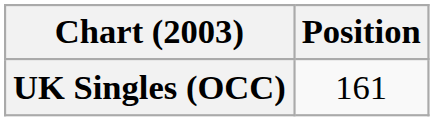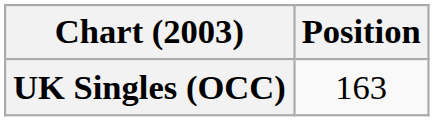(361, 86) 161 -> (361, 86) 163
